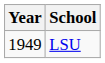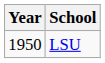(25, 44) 1949 -> (25, 44) 1950
